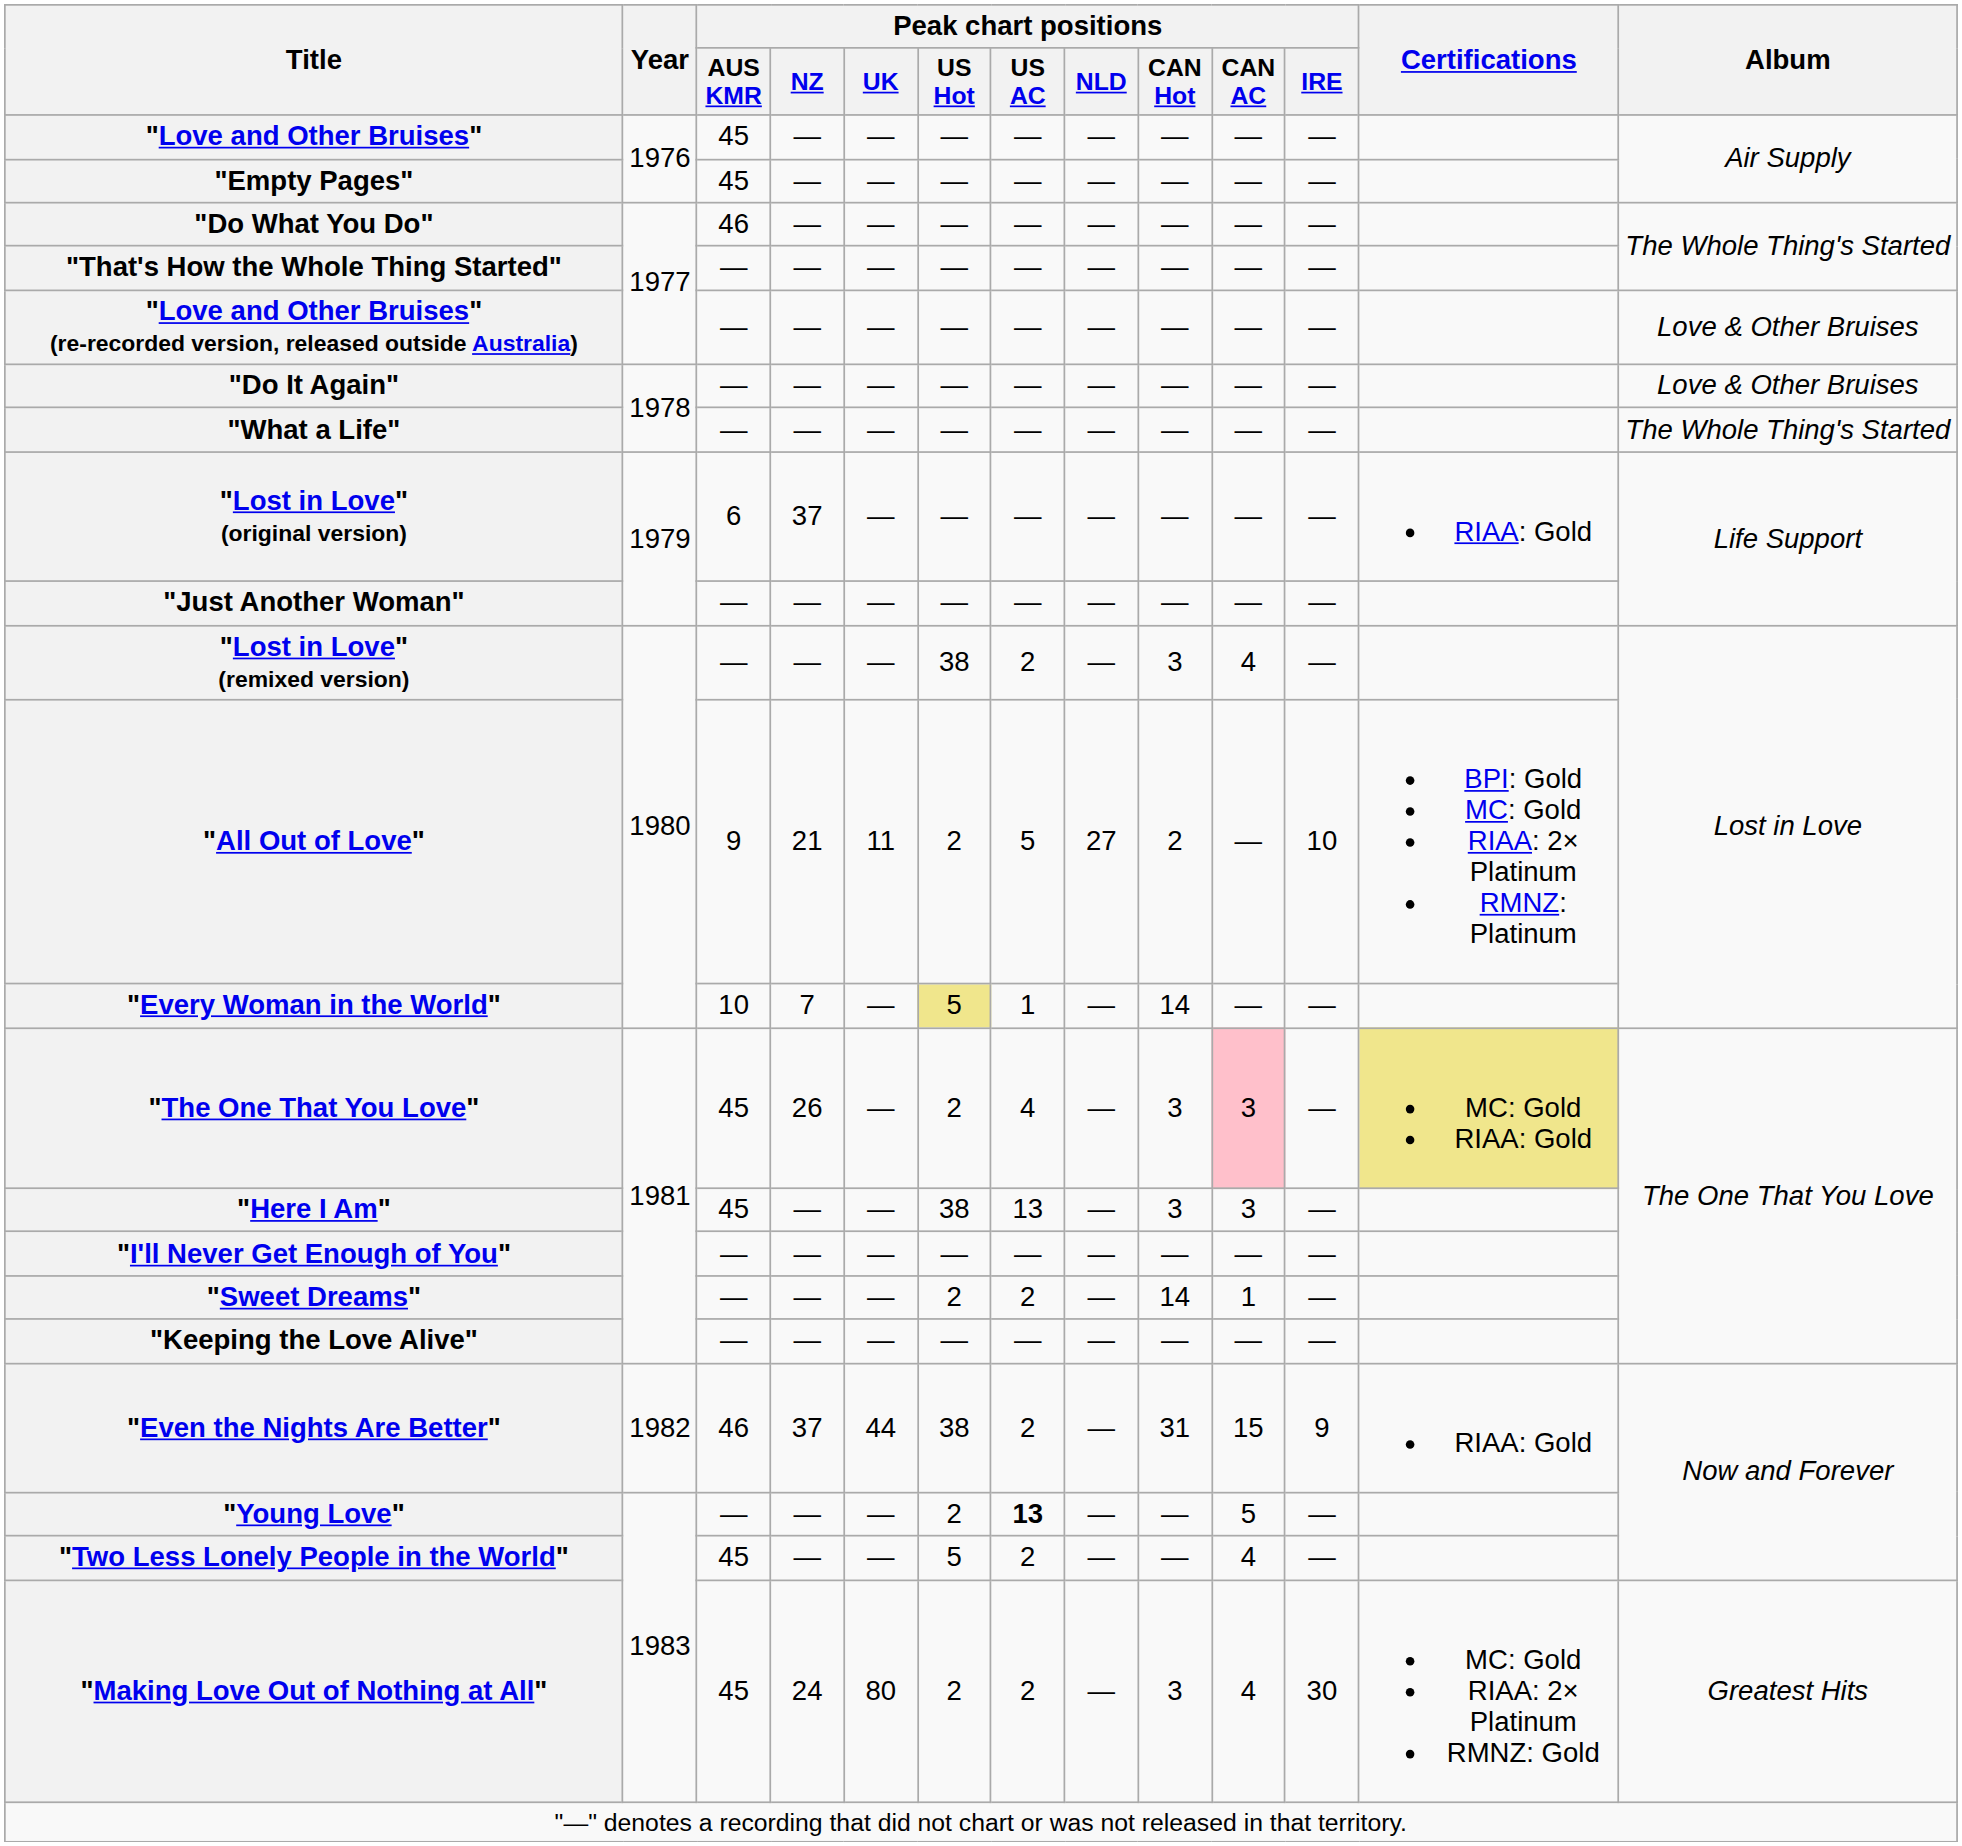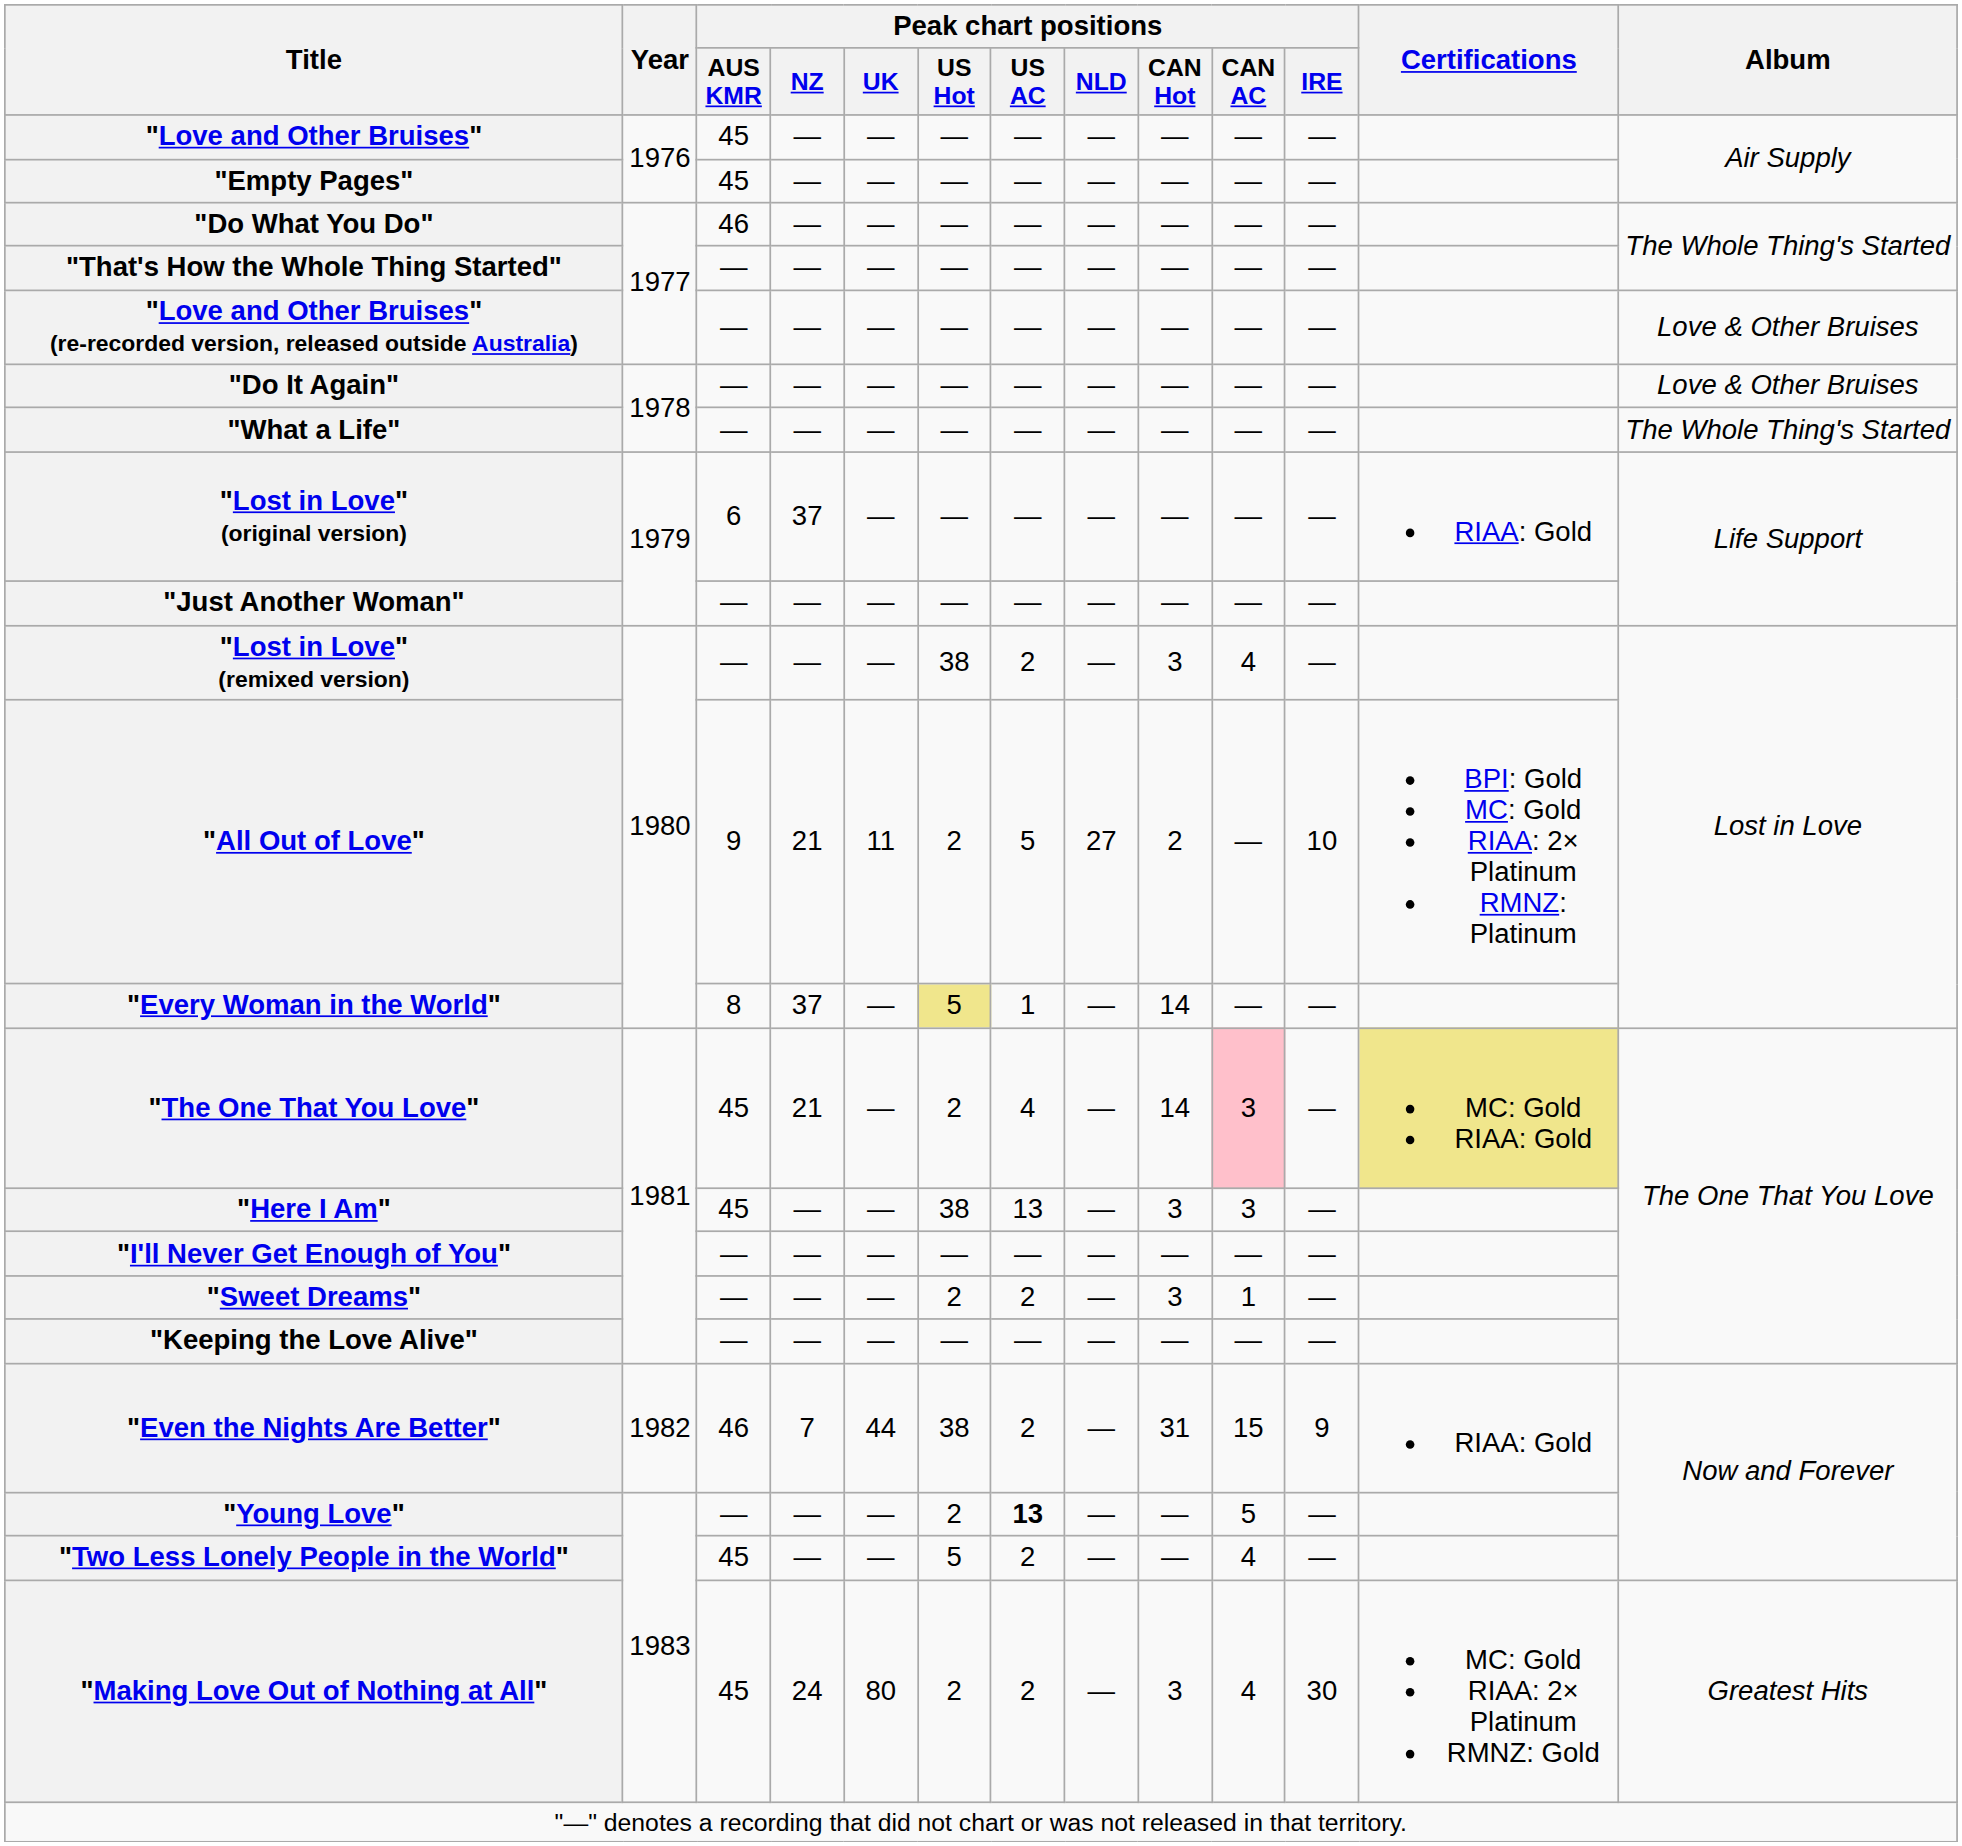(734, 1005) 10 -> (734, 1005) 8
(807, 1005) 7 -> (807, 1005) 37
(807, 1107) 26 -> (807, 1107) 21
(1175, 1107) 3 -> (1175, 1107) 14
(1175, 1296) 14 -> (1175, 1296) 3
(807, 1427) 37 -> (807, 1427) 7
